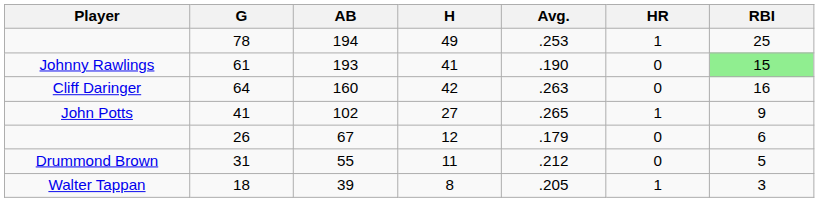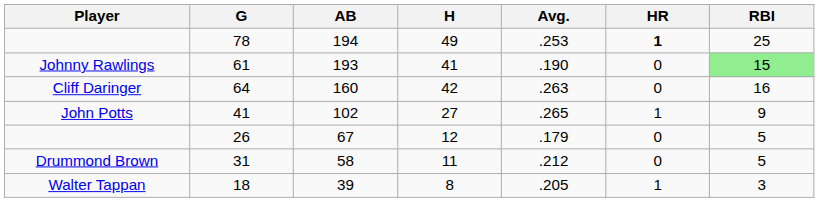(658, 40) normal -> (658, 40) bold
(762, 137) 6 -> (762, 137) 5
(346, 161) 55 -> (346, 161) 58
